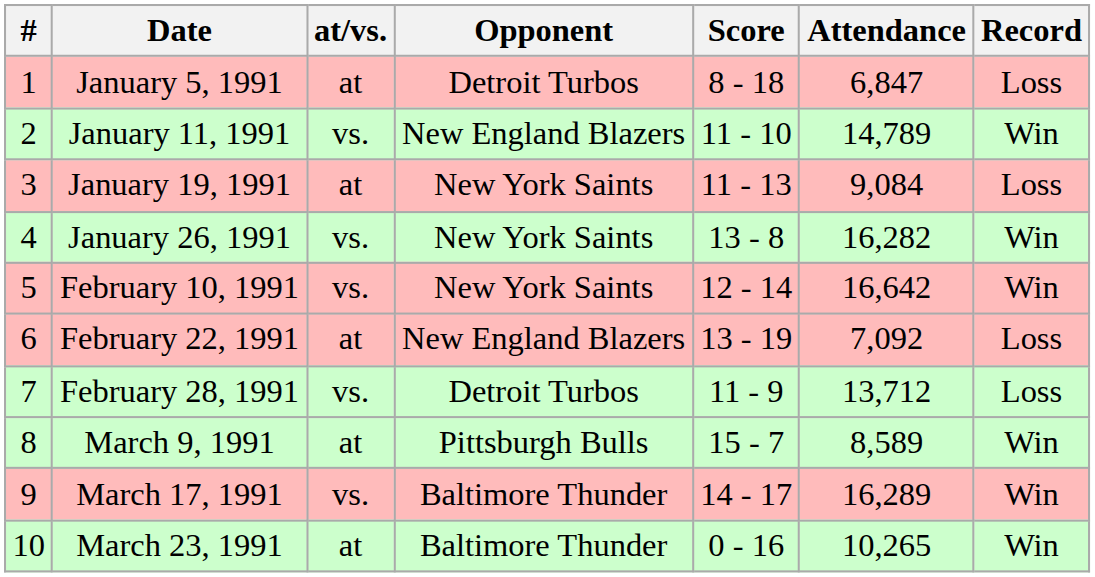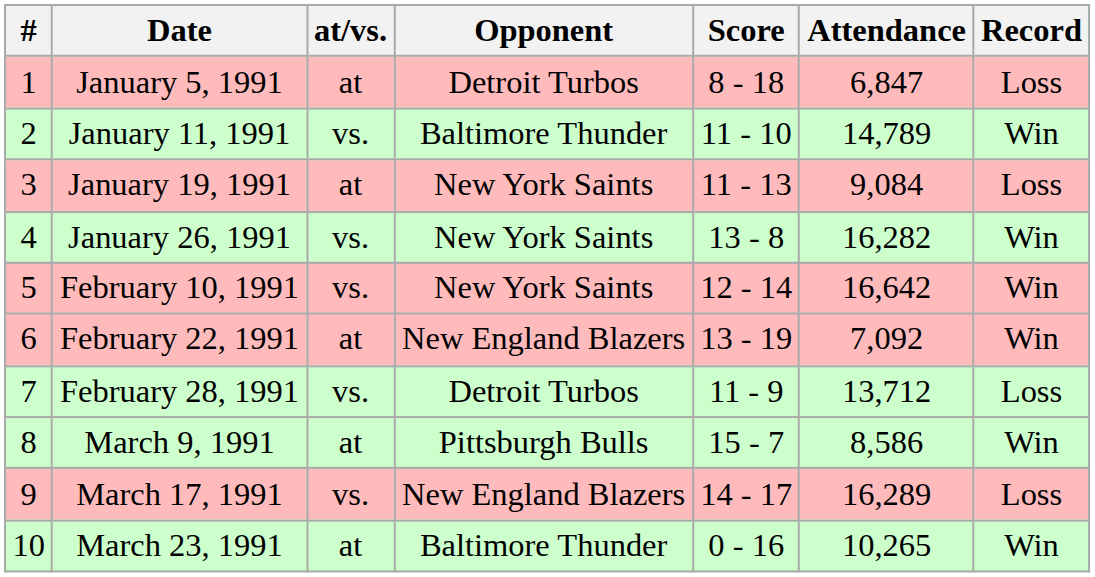(544, 133) New England Blazers -> (544, 133) Baltimore Thunder
(1031, 339) Loss -> (1031, 339) Win
(887, 442) 8,589 -> (887, 442) 8,586
(544, 493) Baltimore Thunder -> (544, 493) New England Blazers
(1031, 493) Win -> (1031, 493) Loss
